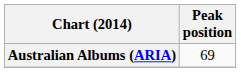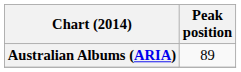(207, 55) 69 -> (207, 55) 89
